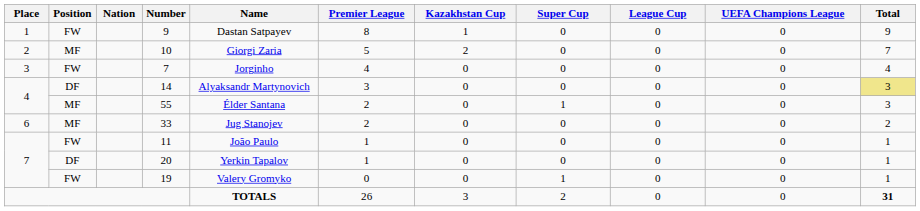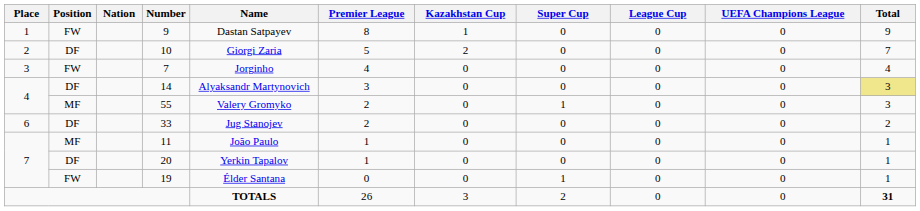(72, 50) MF -> (72, 50) DF
(254, 105) Élder Santana -> (254, 105) Valery Gromyko
(72, 123) MF -> (72, 123) DF
(72, 141) FW -> (72, 141) MF
(254, 178) Valery Gromyko -> (254, 178) Élder Santana
